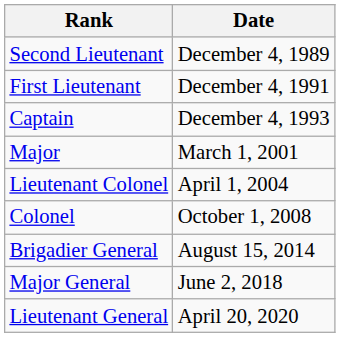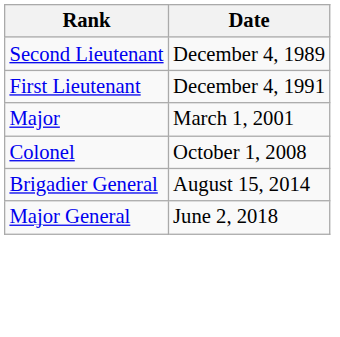- row: (42, 119)
- row: (89, 184)
- row: (89, 315)
